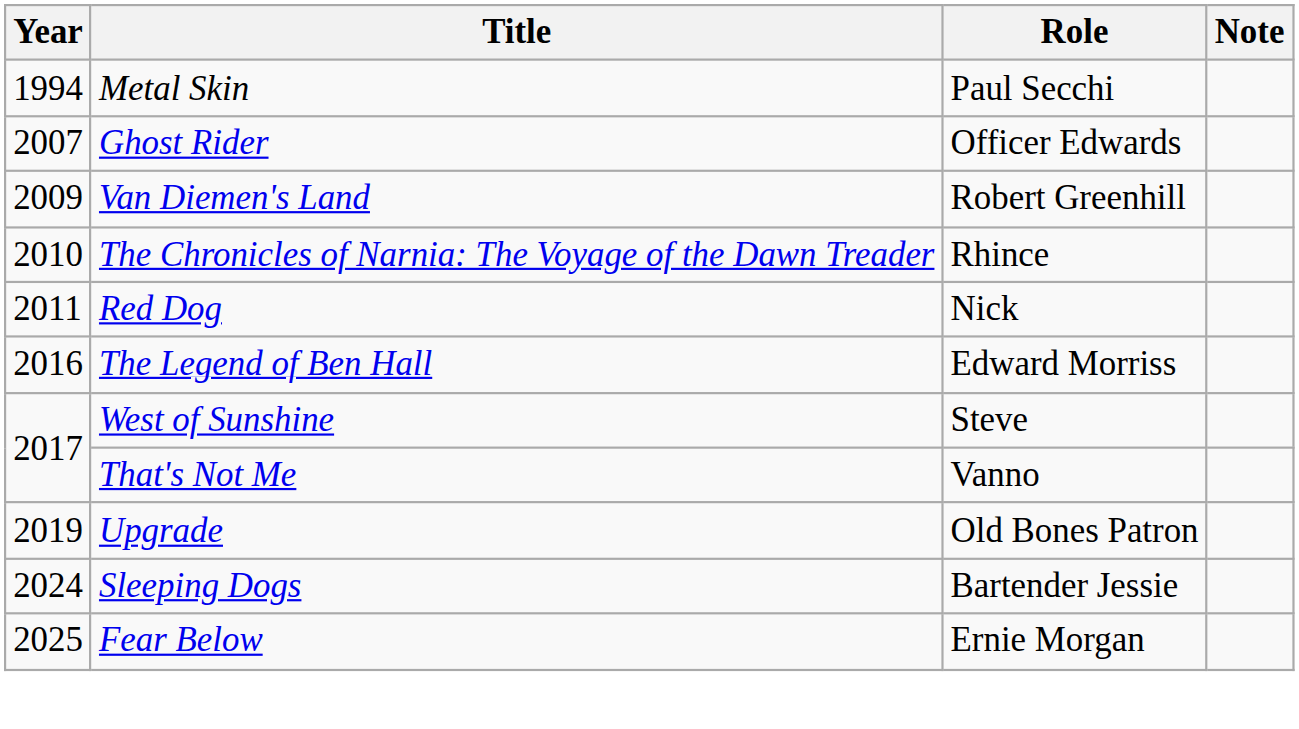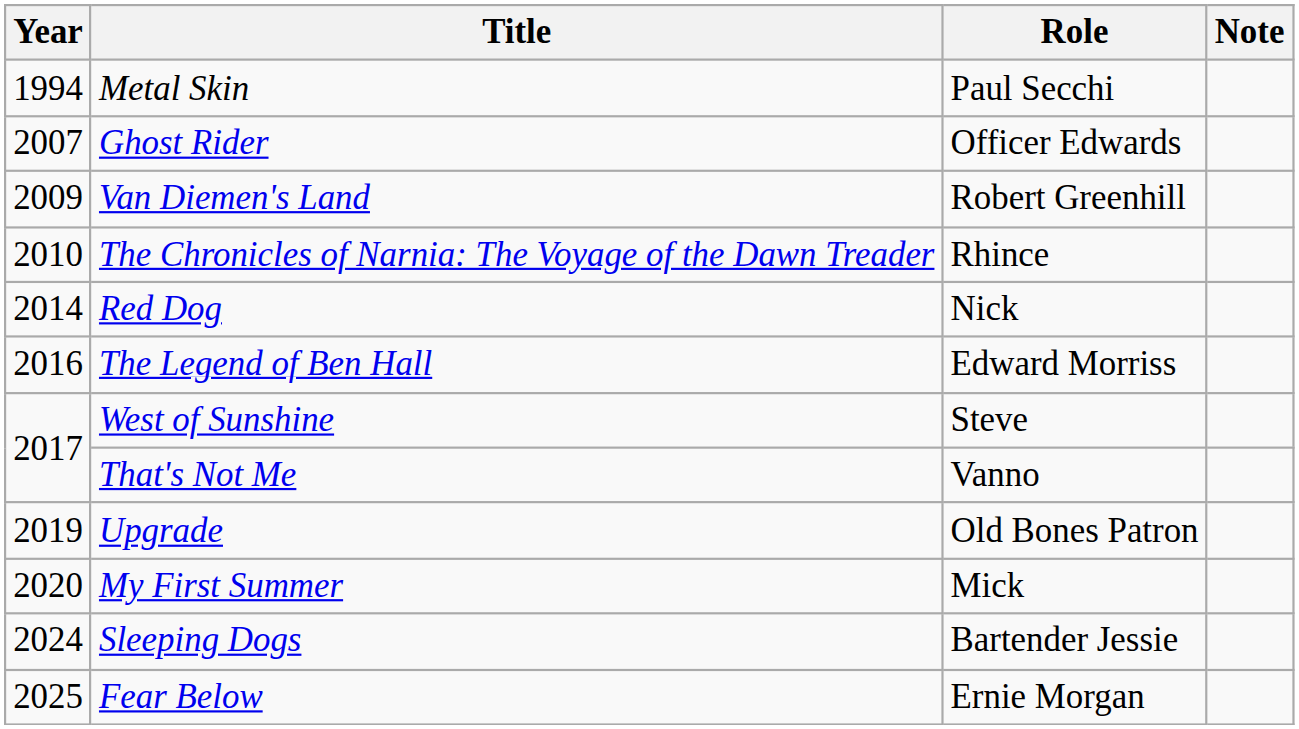(47, 308) 2011 -> (48, 308) 2014
+ row: (221, 585)
